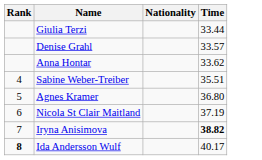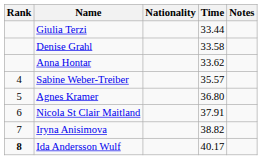+ column: (242, 12)
(212, 46) 33.57 -> (212, 46) 33.58
(212, 79) 35.51 -> (212, 79) 35.57
(212, 113) 37.19 -> (212, 113) 37.91
(212, 130) bold -> (212, 130) normal
